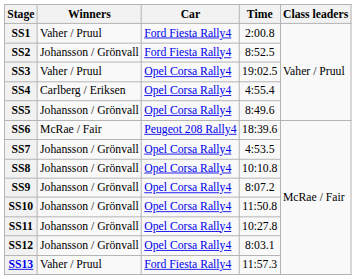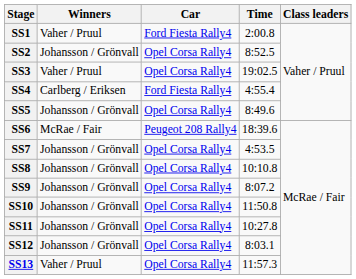(188, 52) Ford Fiesta Rally4 -> (188, 52) Opel Corsa Rally4
(188, 90) Opel Corsa Rally4 -> (188, 90) Ford Fiesta Rally4
(188, 264) Ford Fiesta Rally4 -> (188, 264) Opel Corsa Rally4
